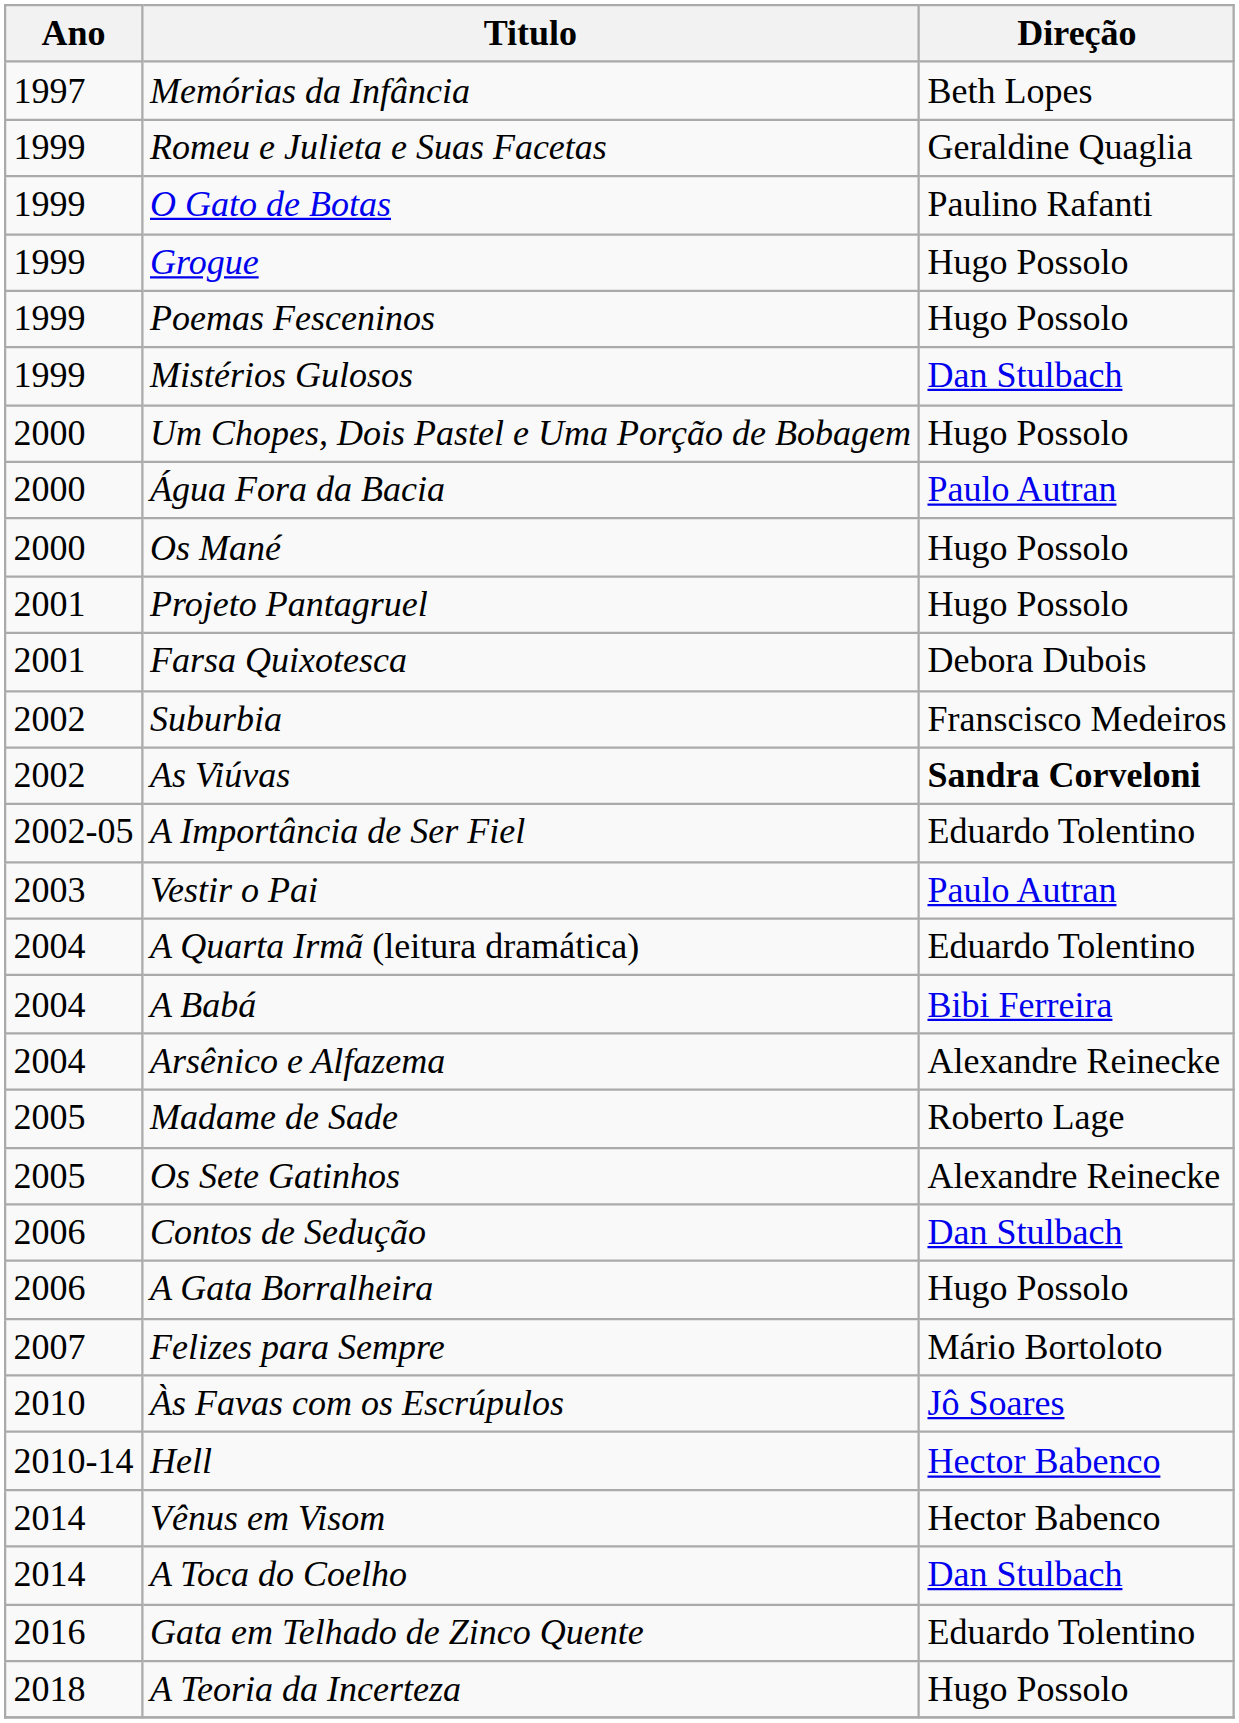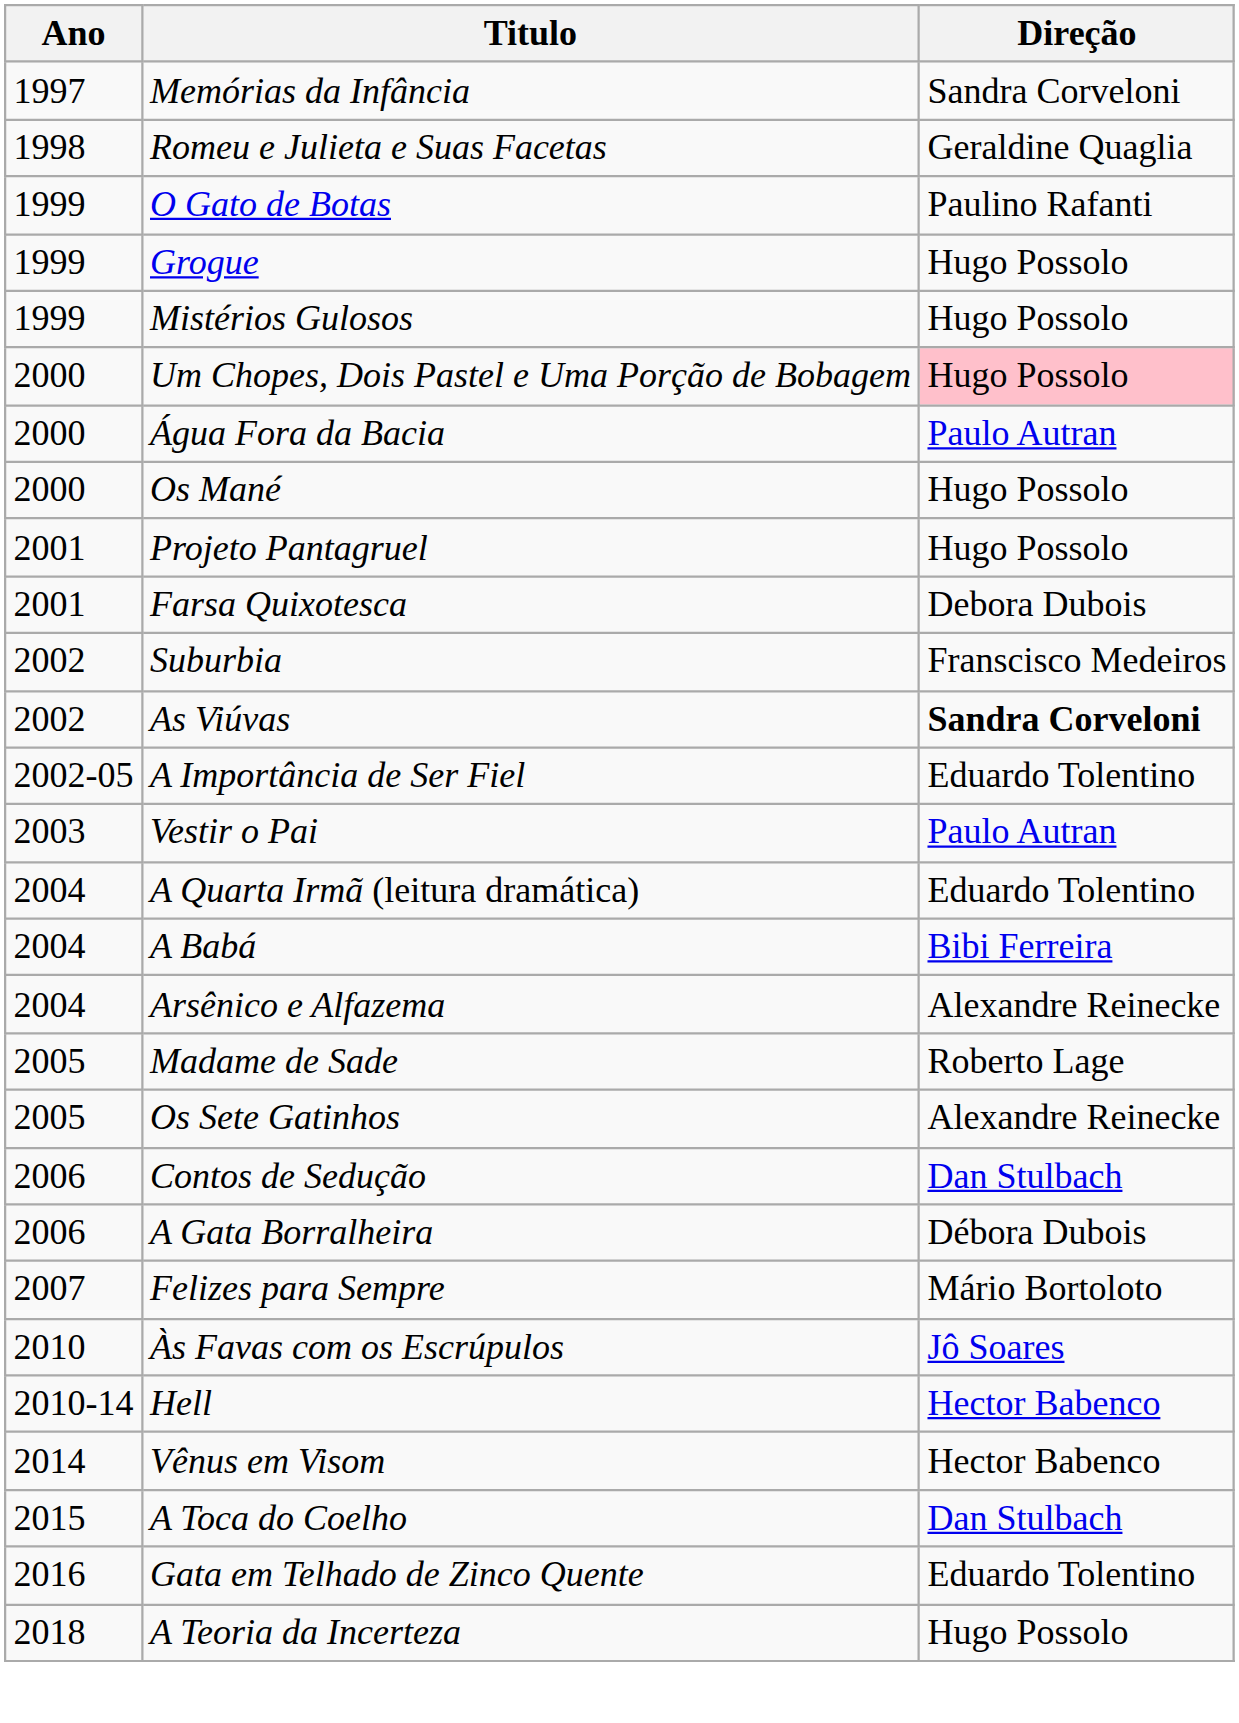(1010, 90) Beth Lopes -> (1054, 90) Sandra Corveloni
(49, 147) 1999 -> (49, 147) 1998
- row: (292, 318)
(1025, 375) Dan Stulbach -> (1028, 318) Hugo Possolo
(1028, 432) no background -> (1028, 375) pink background
(1028, 1289) Hugo Possolo -> (1037, 1232) Débora Dubois
(49, 1574) 2014 -> (49, 1517) 2015
